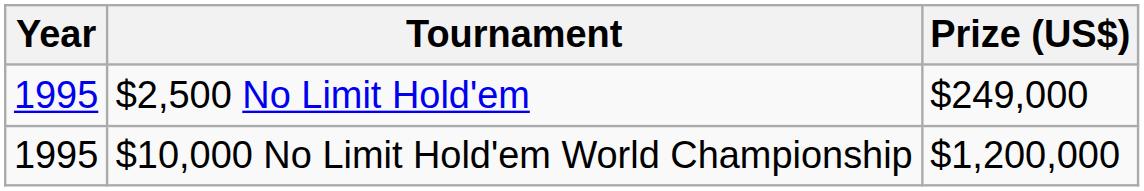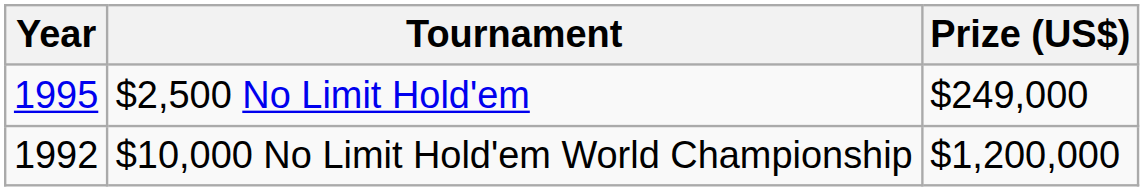(56, 154) 1995 -> (56, 154) 1992
